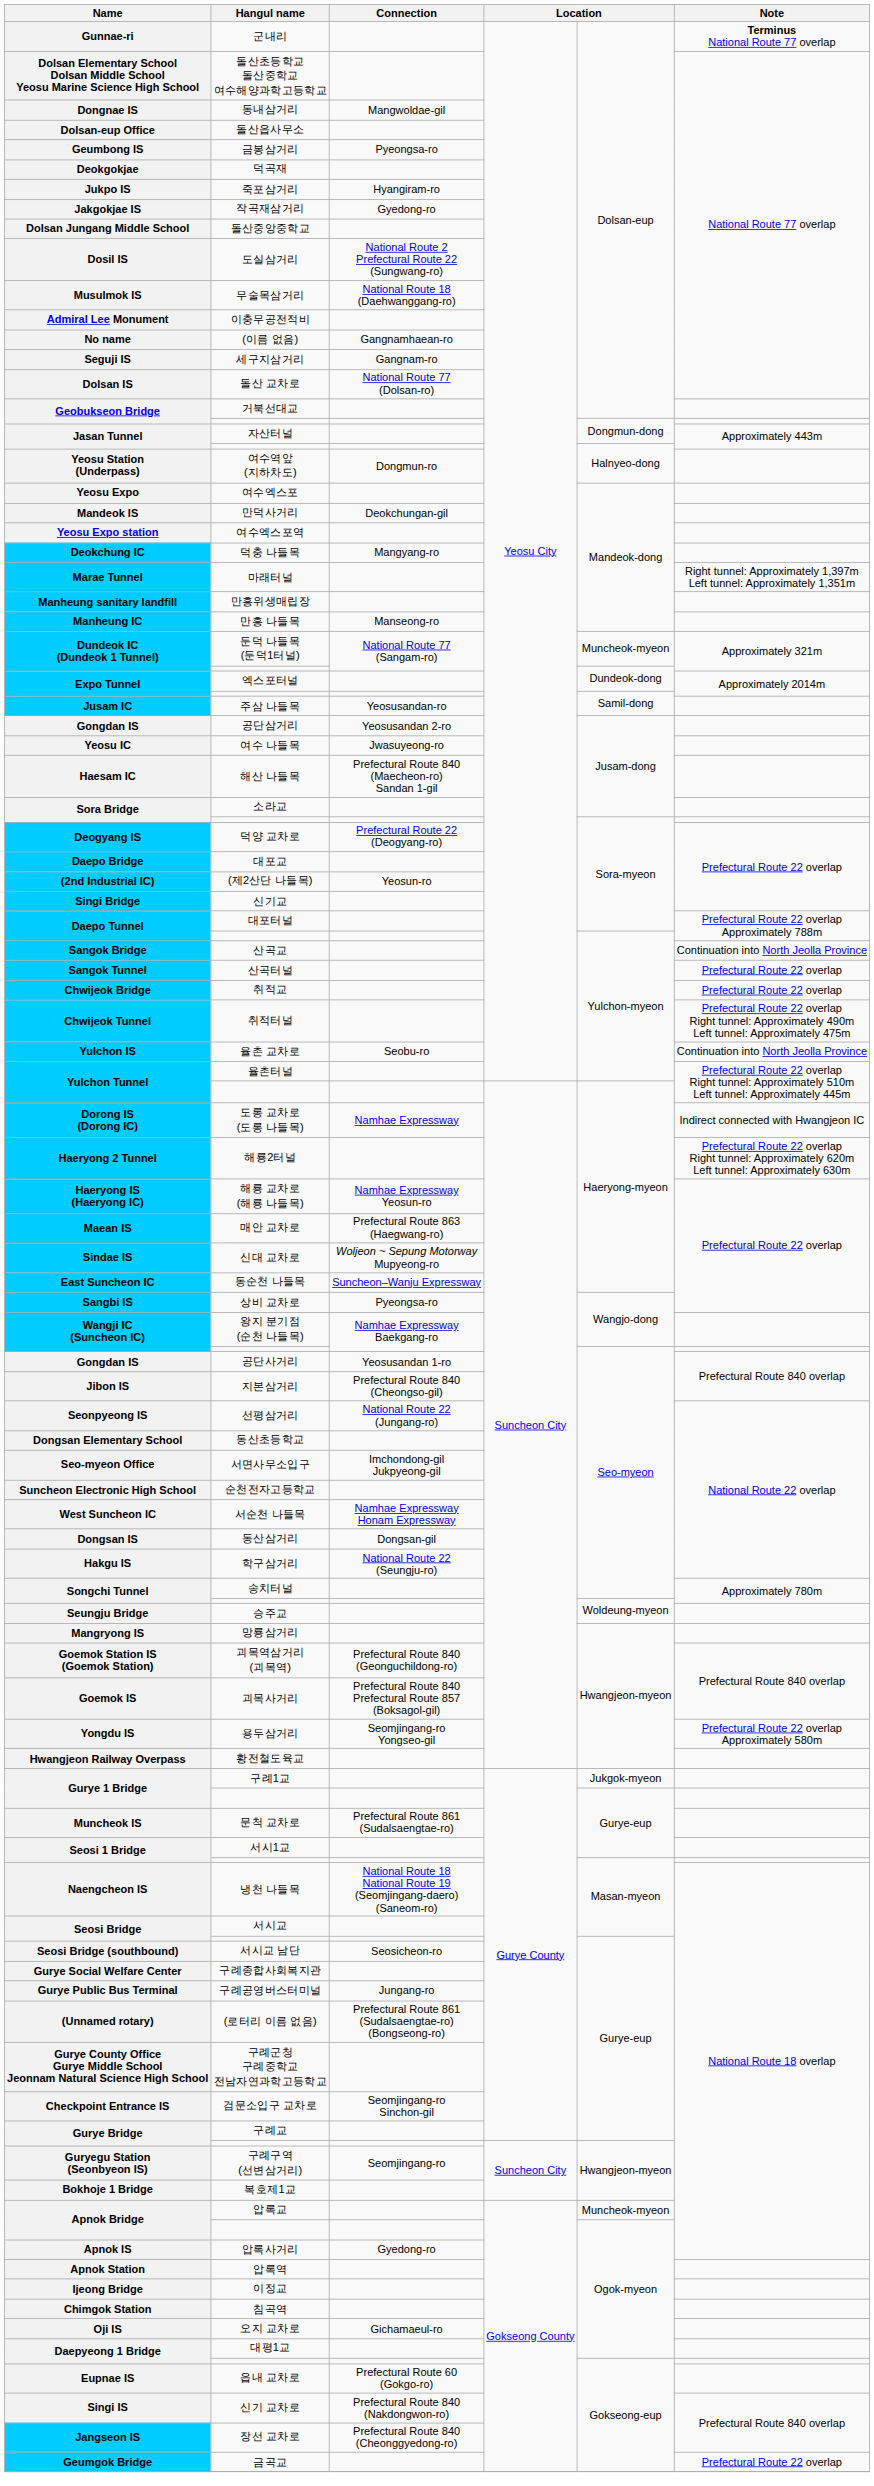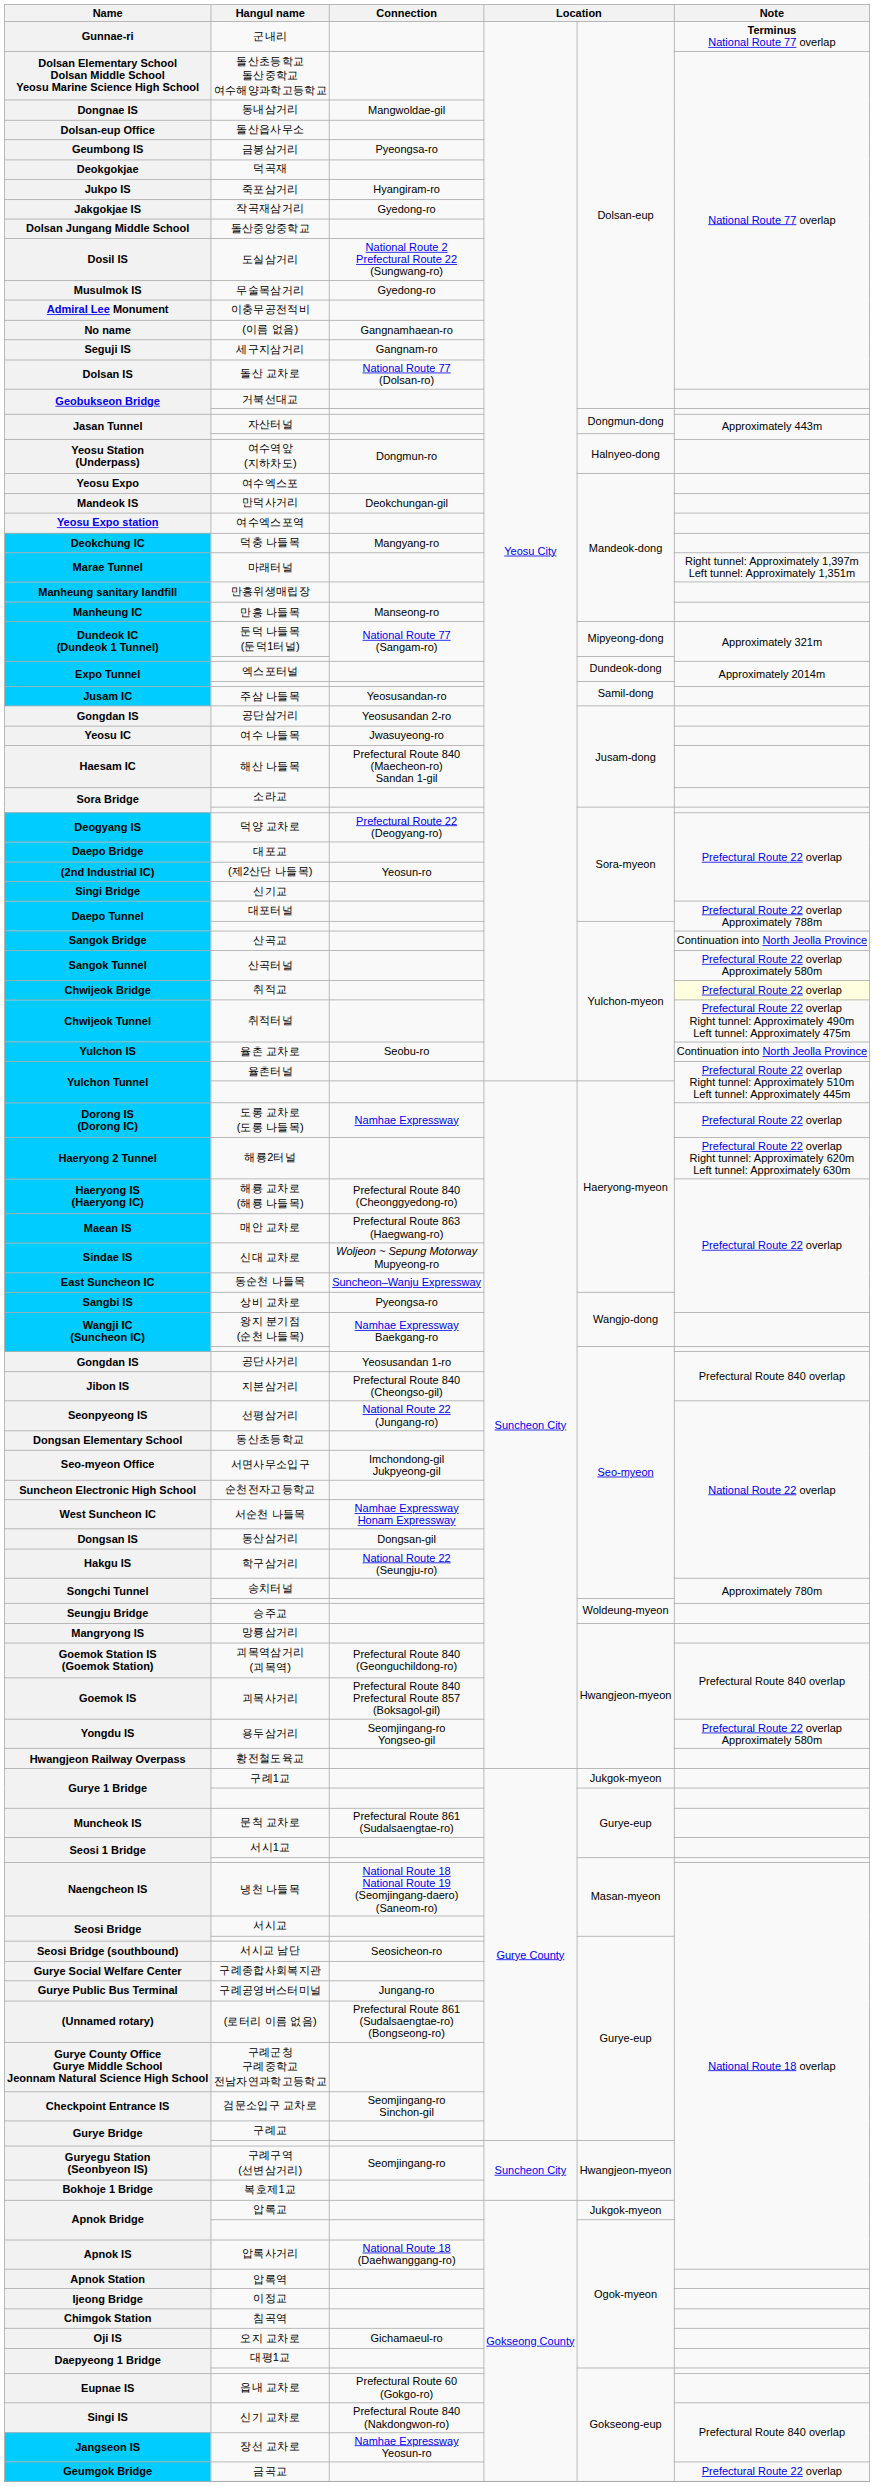(407, 295) National Route 18 (Daehwanggang-ro) -> (407, 290) Gyedong-ro
(626, 648) Muncheok-myeon -> (626, 639) Mipyeong-dong
(772, 970) Prefectural Route 22 overlap -> (772, 965) Prefectural Route 22 overlap Approximately 580m
(772, 990) no background -> (772, 990) lightyellow background
(772, 1120) Indirect connected with Hwangjeon IC -> (772, 1120) Prefectural Route 22 overlap
(407, 1196) Namhae Expressway Yeosun-ro -> (407, 1196) Prefectural Route 840 (Cheonggyedong-ro)
(626, 2210) Muncheok-myeon -> (626, 2210) Jukgok-myeon
(407, 2249) Gyedong-ro -> (407, 2254) National Route 18 (Daehwanggang-ro)
(407, 2437) Prefectural Route 840 (Cheonggyedong-ro) -> (407, 2447) Namhae Expressway Yeosun-ro
